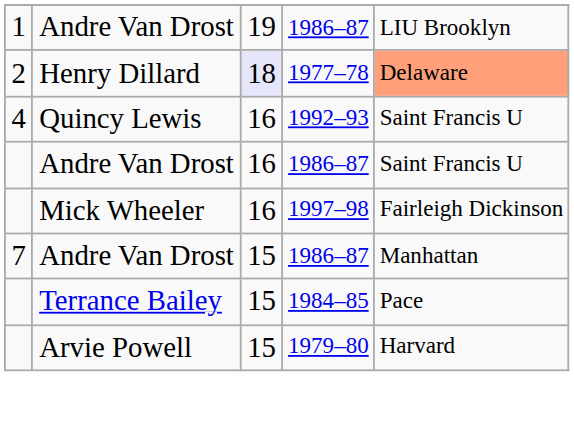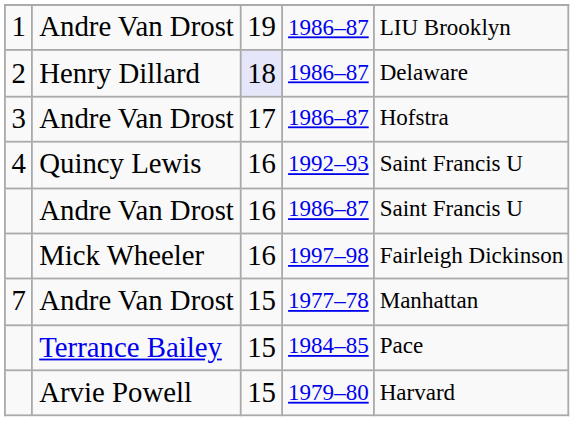(328, 73) 1977–78 -> (328, 73) 1986–87
(424, 73) lightsalmon background -> (424, 73) no background
+ row: (19, 118)
(328, 255) 1986–87 -> (328, 301) 1977–78
